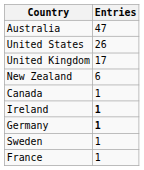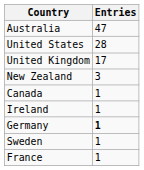(101, 45) 26 -> (101, 45) 28
(98, 77) 6 -> (98, 77) 3
(98, 109) bold -> (98, 109) normal
